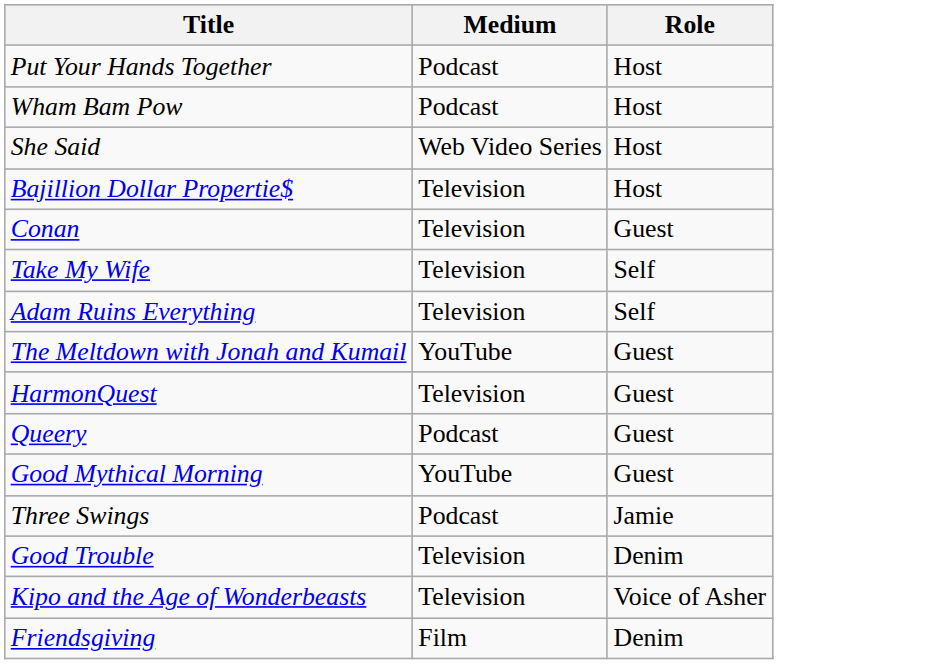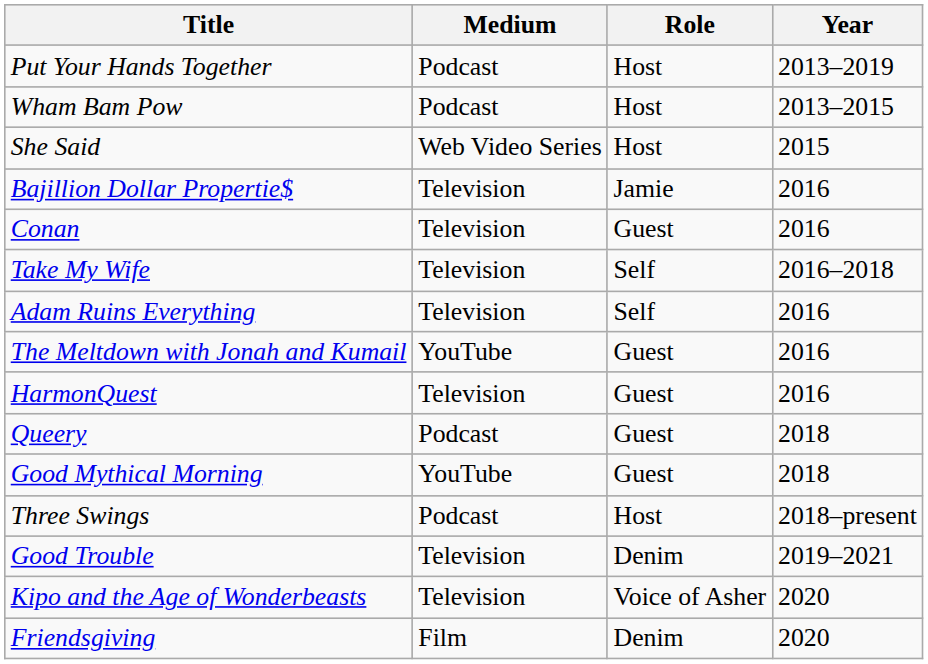+ column: (847, 24)
(638, 188) Host -> (644, 188) Jamie
(644, 515) Jamie -> (638, 515) Host
